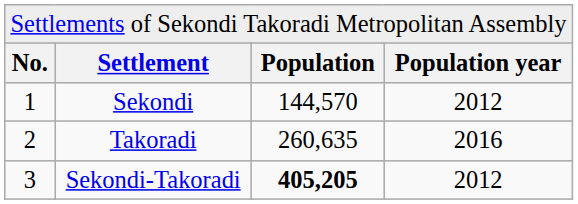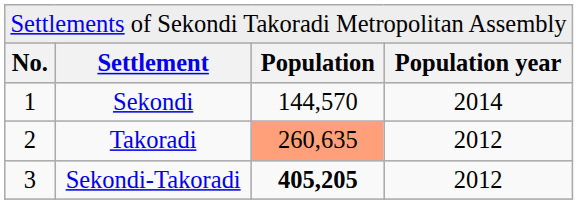(478, 101) 2012 -> (478, 101) 2014
(318, 140) no background -> (318, 140) lightsalmon background
(478, 140) 2016 -> (478, 140) 2012
